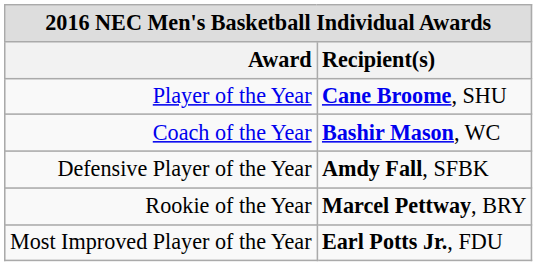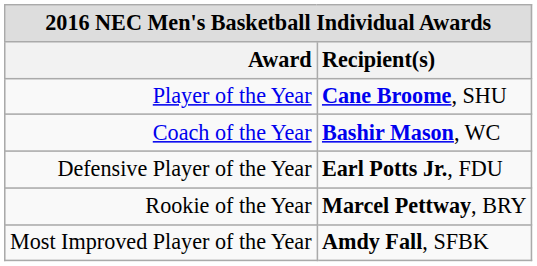(405, 169) Amdy Fall, SFBK -> (412, 169) Earl Potts Jr., FDU
(412, 242) Earl Potts Jr., FDU -> (405, 242) Amdy Fall, SFBK
